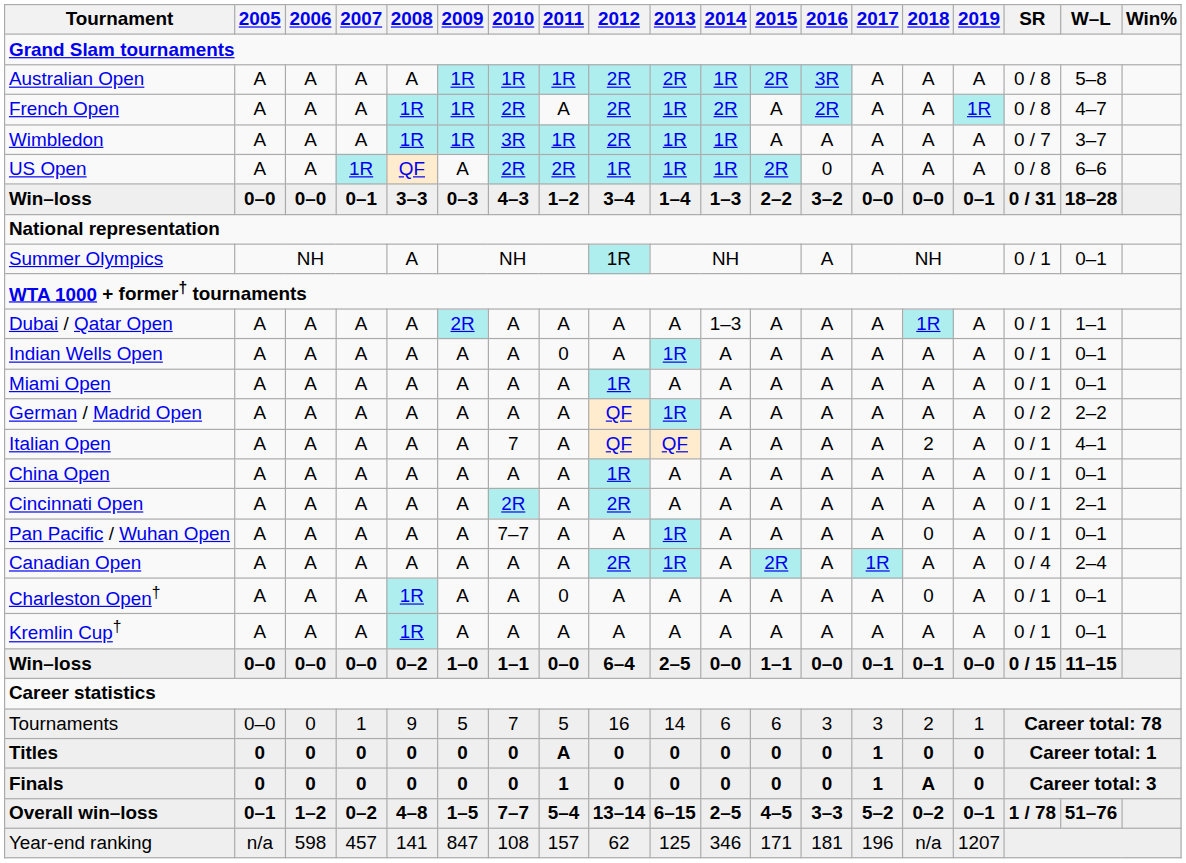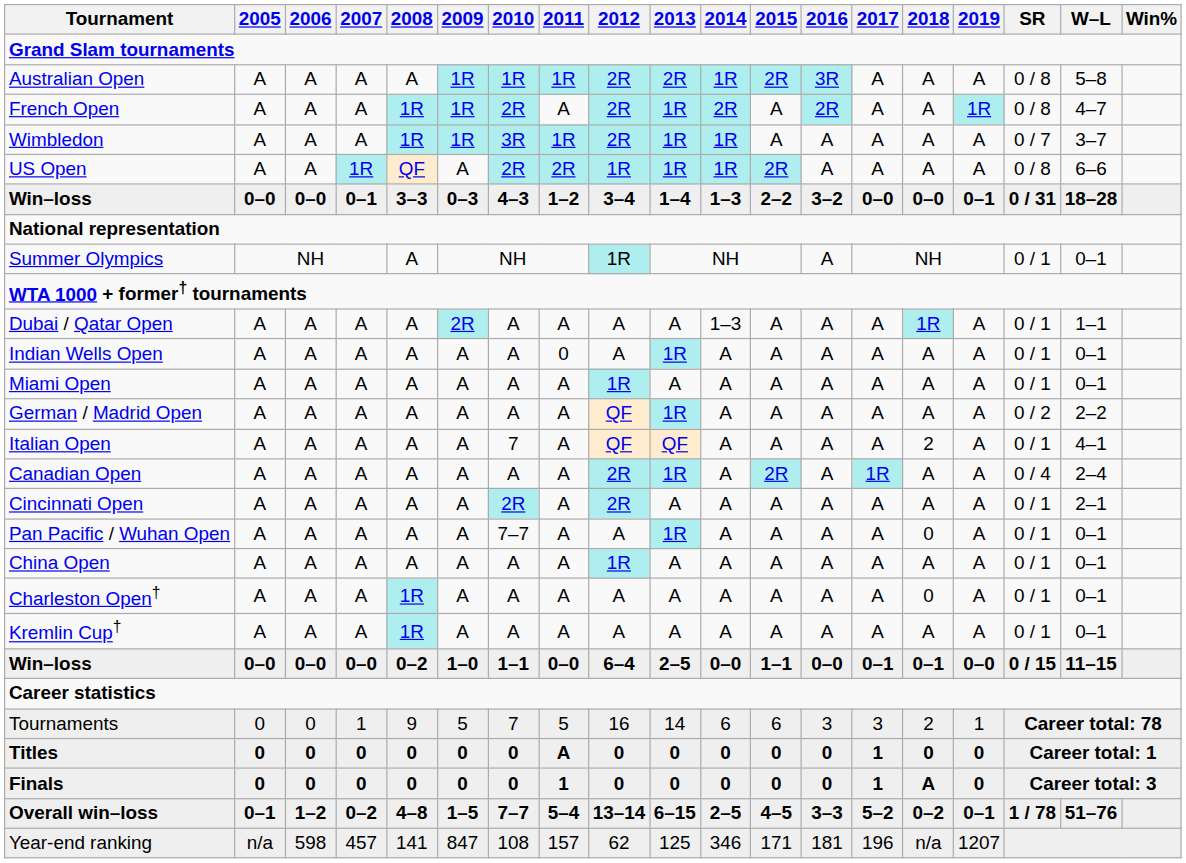(827, 169) 0 -> (827, 169) A
rows swapped: (75, 563) <-> (59, 473)
(563, 596) 0 -> (563, 596) A
(260, 723) 0–0 -> (260, 723) 0
